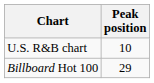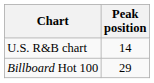(125, 48) 10 -> (125, 48) 14
